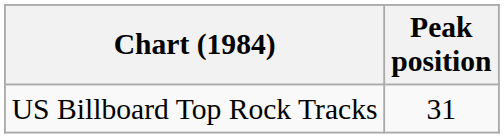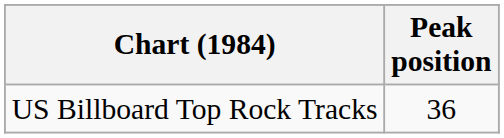(441, 108) 31 -> (441, 108) 36
